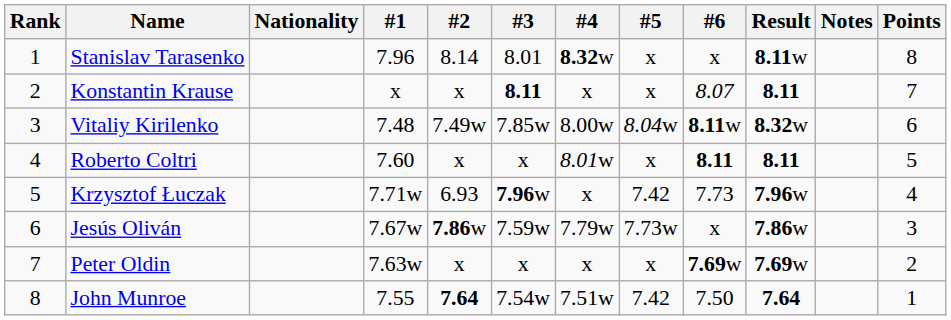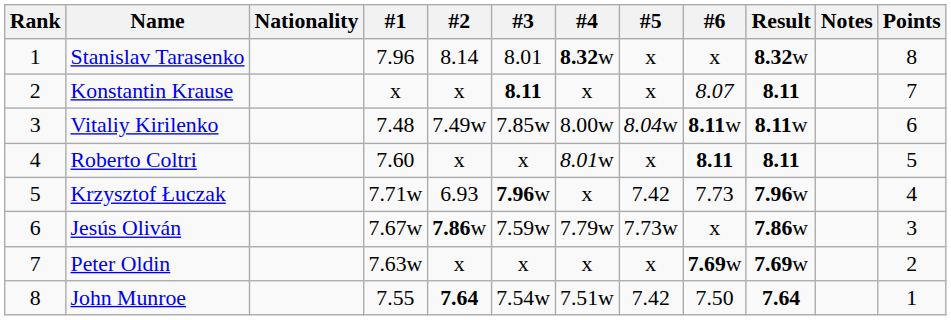(781, 56) 8.11w -> (781, 56) 8.32w
(781, 125) 8.32w -> (781, 125) 8.11w
